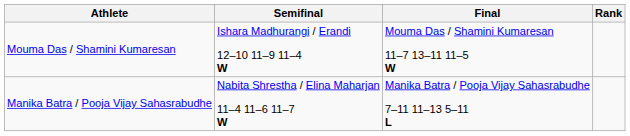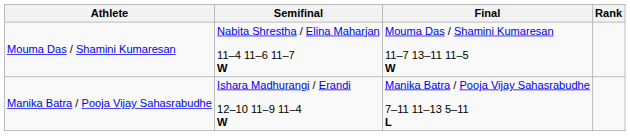(284, 50) Ishara Madhurangi / Erandi 12–10 11–9 11–4 W -> (298, 50) Nabita Shrestha / Elina Maharjan 11–4 11–6 11–7 W
(298, 104) Nabita Shrestha / Elina Maharjan 11–4 11–6 11–7 W -> (284, 104) Ishara Madhurangi / Erandi 12–10 11–9 11–4 W
